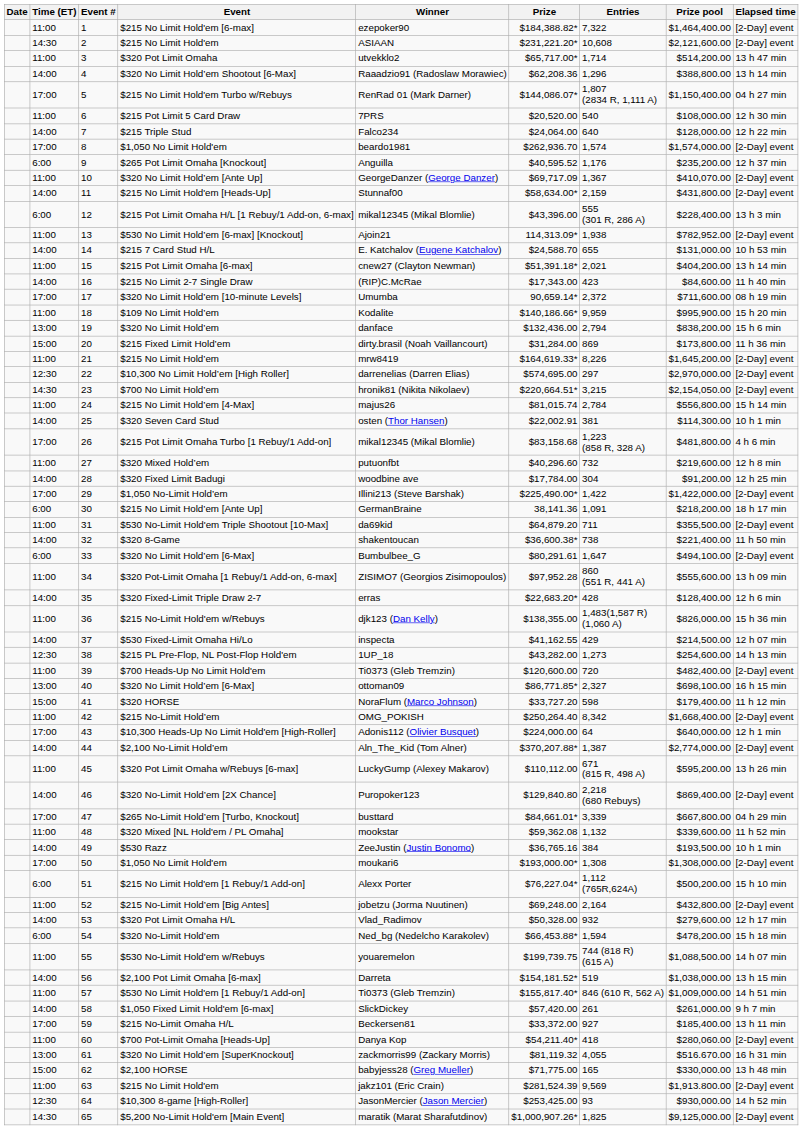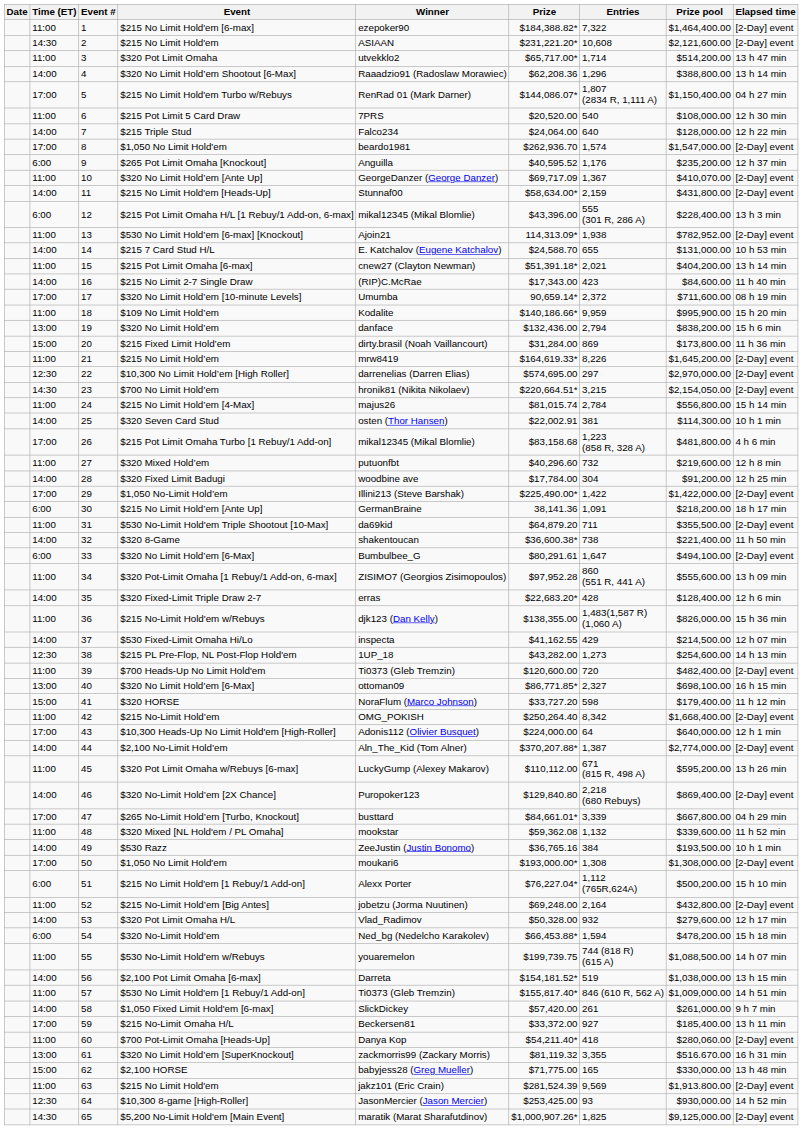(700, 147) $1,574,000.00 -> (700, 147) $1,547,000.00
(594, 1055) 4,055 -> (594, 1055) 3,355
